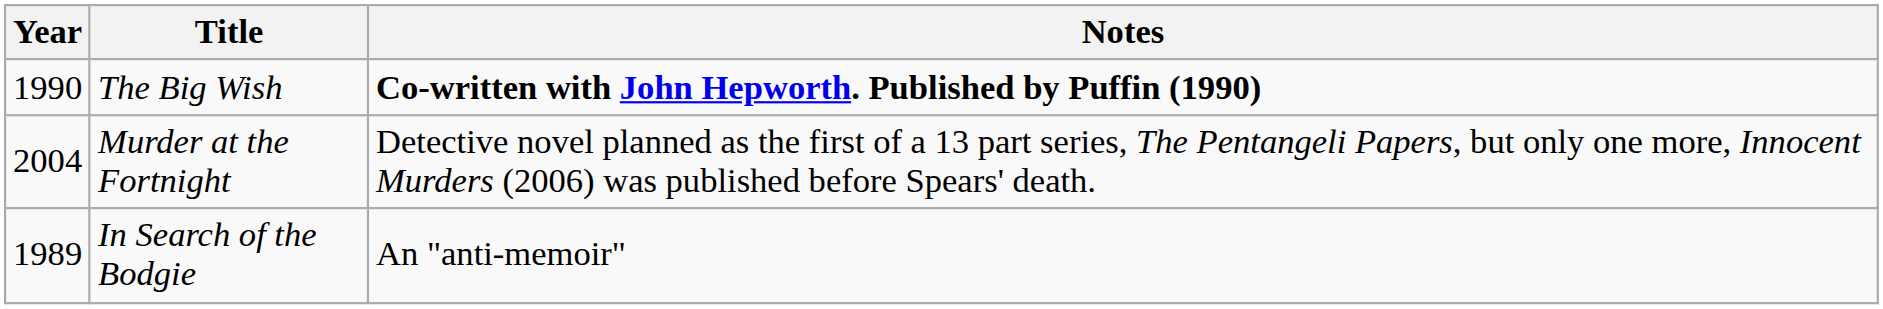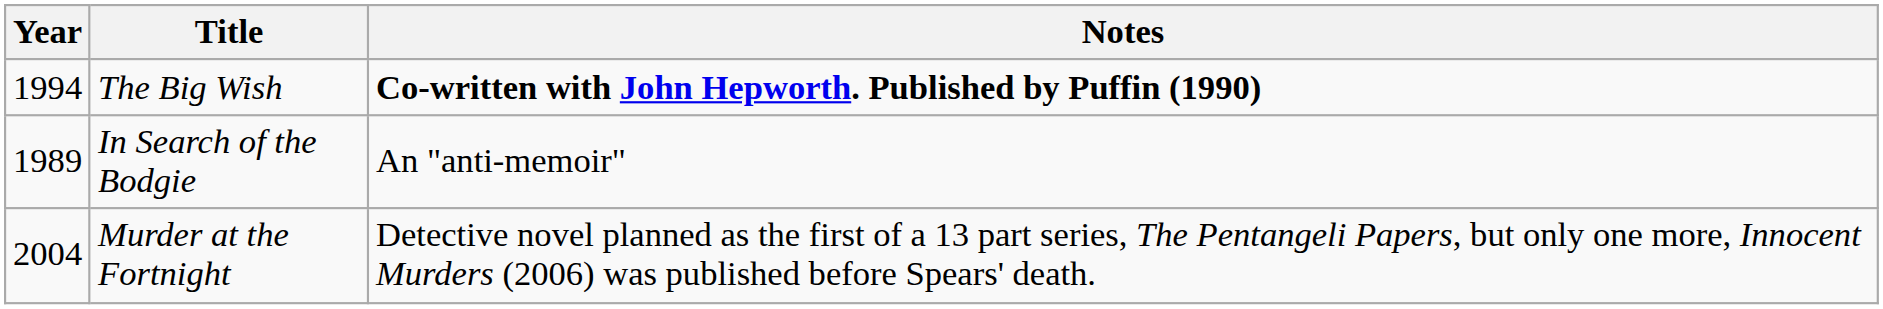(48, 86) 1990 -> (48, 86) 1994
rows swapped: (207, 254) <-> (193, 160)
